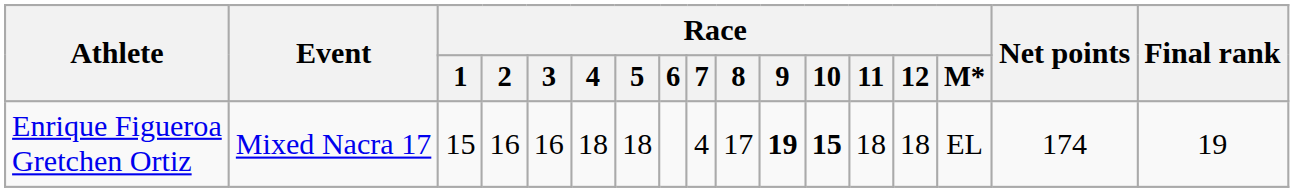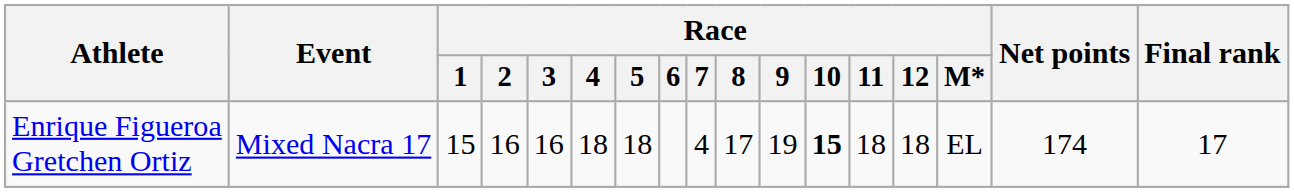(783, 144) bold -> (783, 144) normal
(1212, 144) 19 -> (1212, 144) 17
